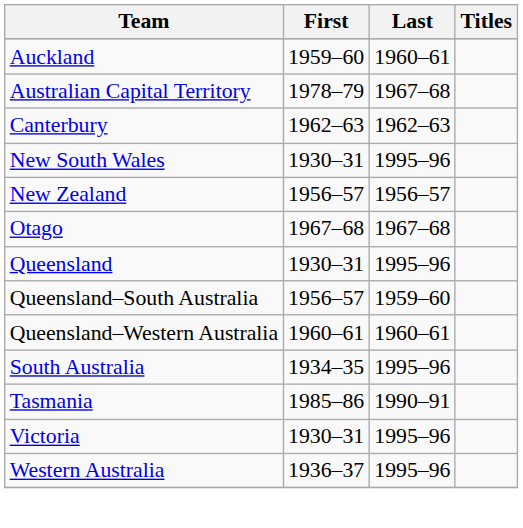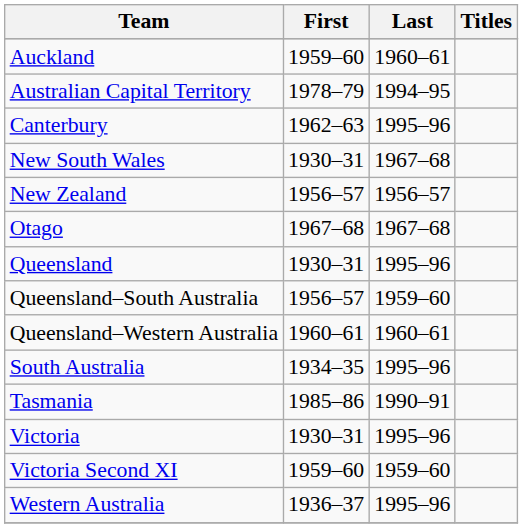(412, 90) 1967–68 -> (412, 90) 1994–95
(412, 125) 1962–63 -> (412, 125) 1995–96
(412, 159) 1995–96 -> (412, 159) 1967–68
+ row: (94, 470)
